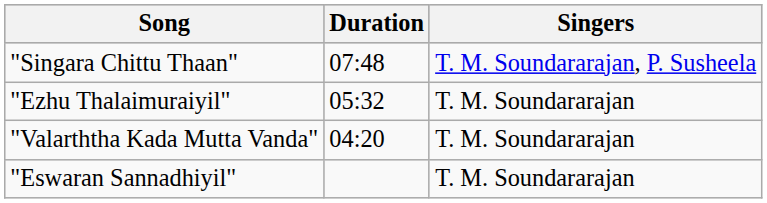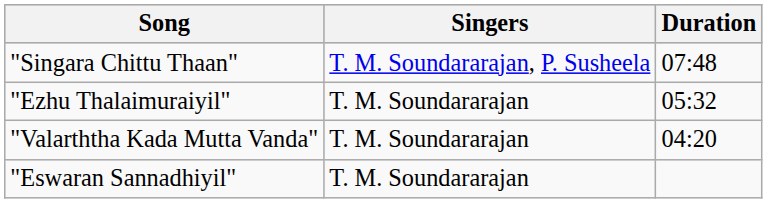columns swapped: (596, 23) <-> (377, 23)
